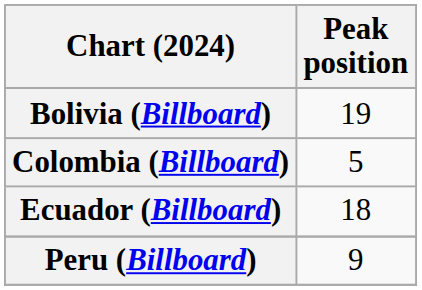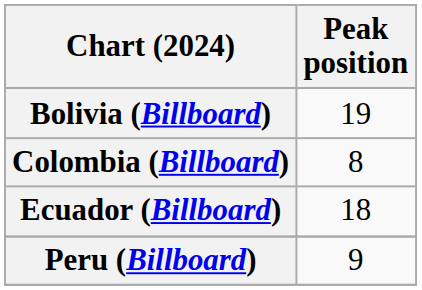(356, 161) 5 -> (356, 161) 8
